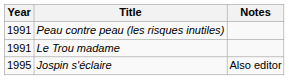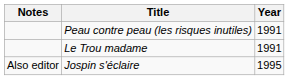columns swapped: (19, 13) <-> (255, 13)
